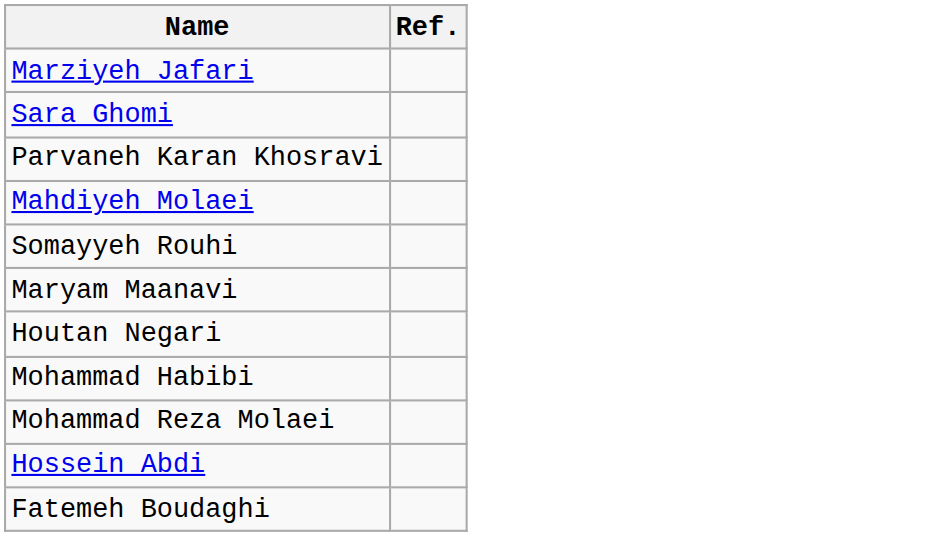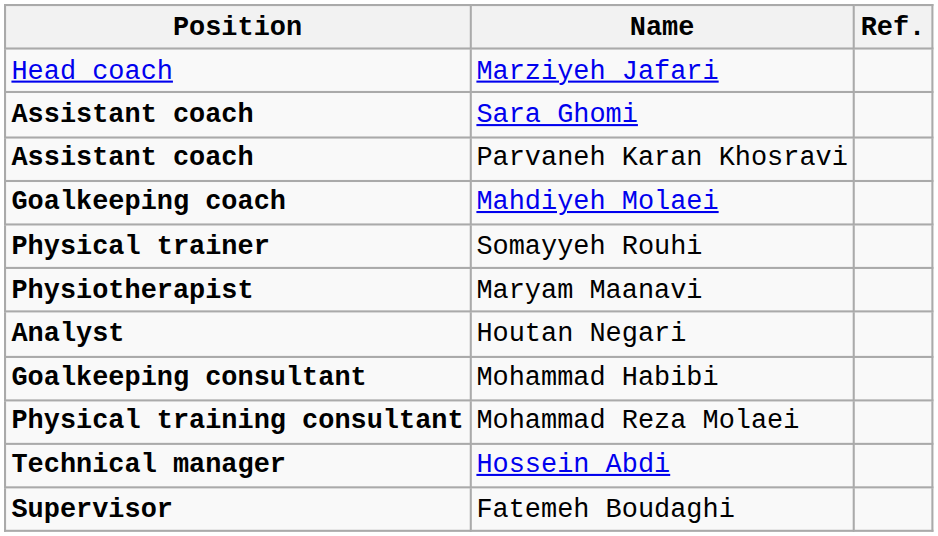+ column: (238, 27)
